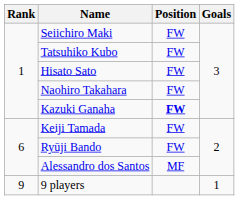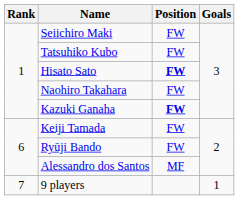(176, 71) normal -> (176, 71) bold
(21, 185) 9 -> (21, 185) 7
